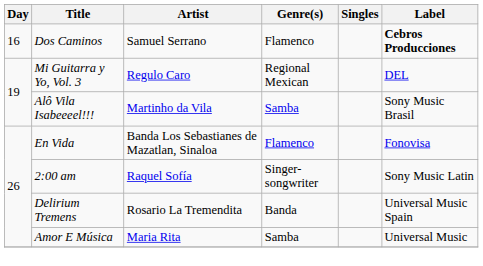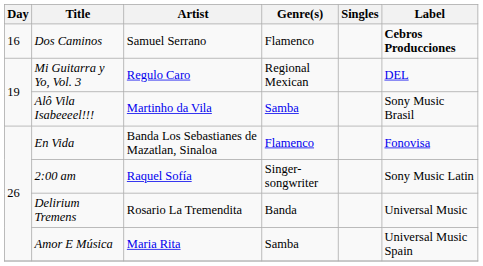(426, 210) Universal Music Spain -> (426, 210) Universal Music
(426, 237) Universal Music -> (426, 244) Universal Music Spain
